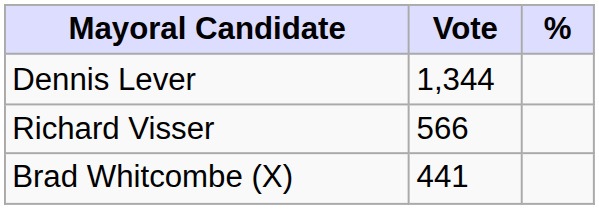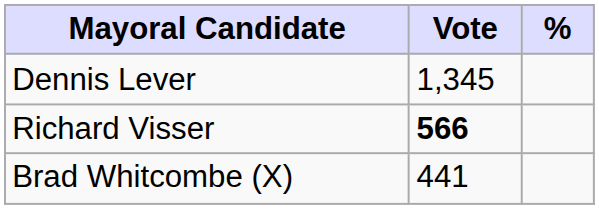(456, 78) 1,344 -> (456, 78) 1,345
(443, 128) normal -> (443, 128) bold
